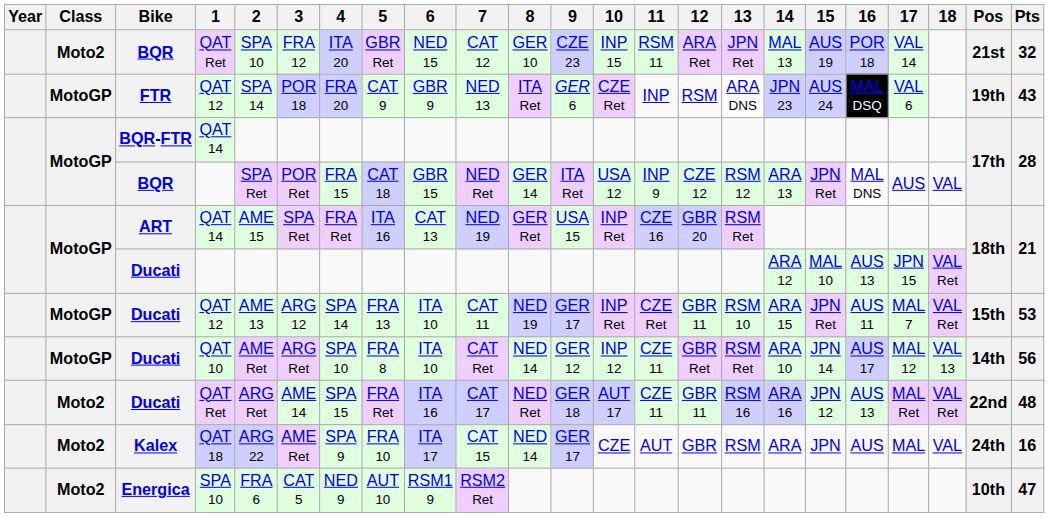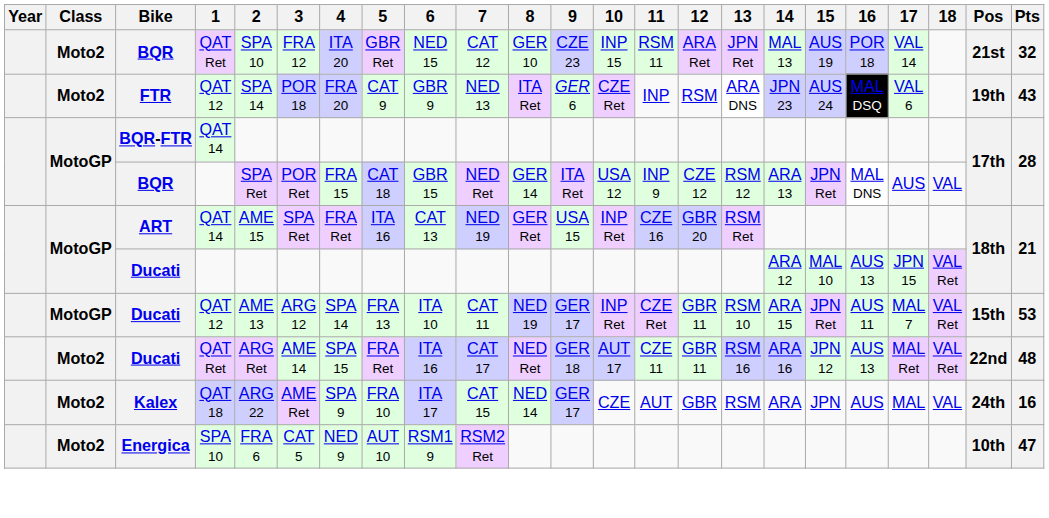(81, 95) MotoGP -> (81, 95) Moto2
- row: (156, 358)
